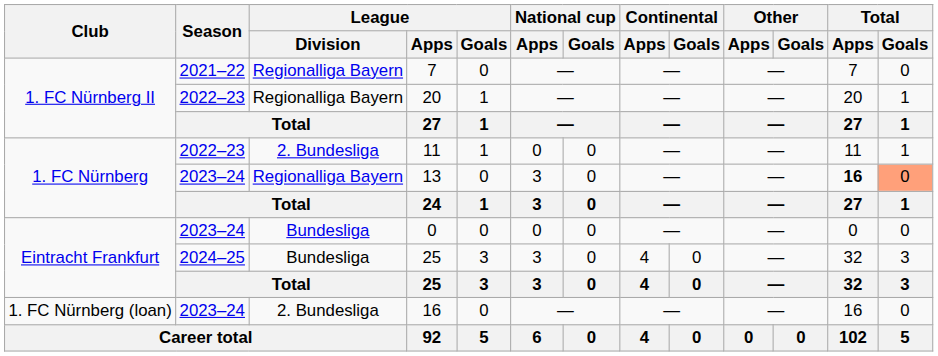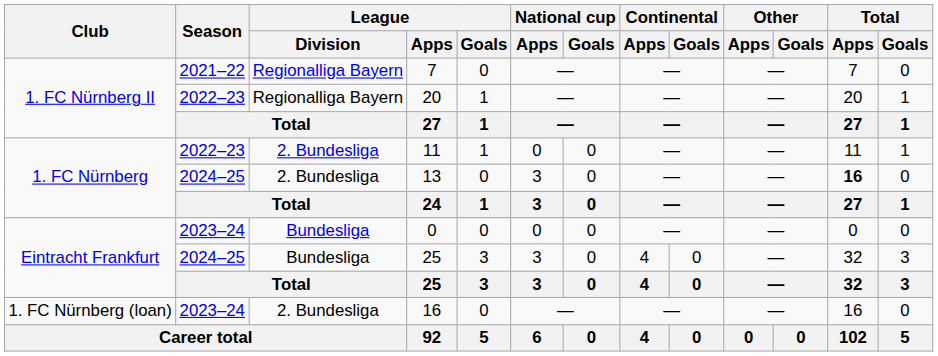(212, 177) 2023–24 -> (212, 177) 2024–25
(328, 177) Regionalliga Bayern -> (328, 177) 2. Bundesliga
(905, 177) lightsalmon background -> (905, 177) no background
